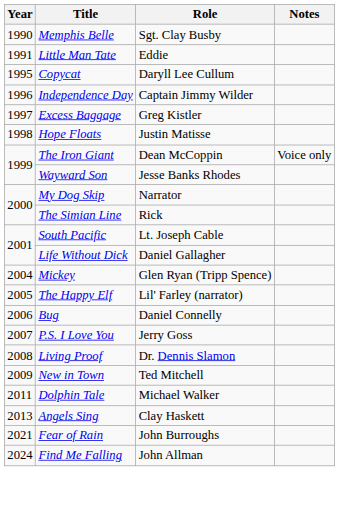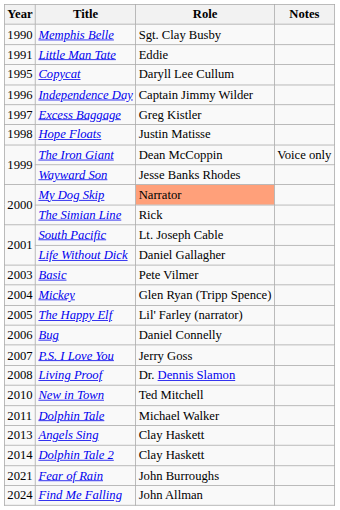(160, 194) no background -> (160, 194) lightsalmon background
+ row: (52, 275)
(20, 375) 2009 -> (20, 395) 2010
+ row: (76, 455)
